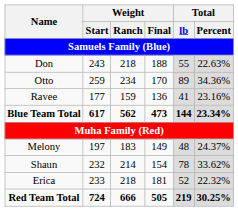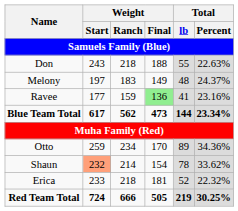rows swapped: (44, 147) <-> (44, 80)
(159, 97) no background -> (159, 97) lightgreen background
(97, 164) no background -> (97, 164) lightsalmon background
